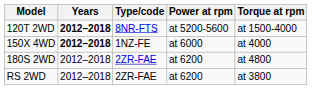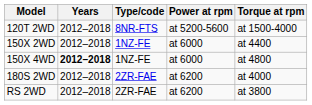(85, 28) bold -> (85, 28) normal
+ row: (31, 44)
(254, 44) at 4000 -> (254, 60) at 4800
(254, 60) at 4800 -> (254, 76) at 4000
